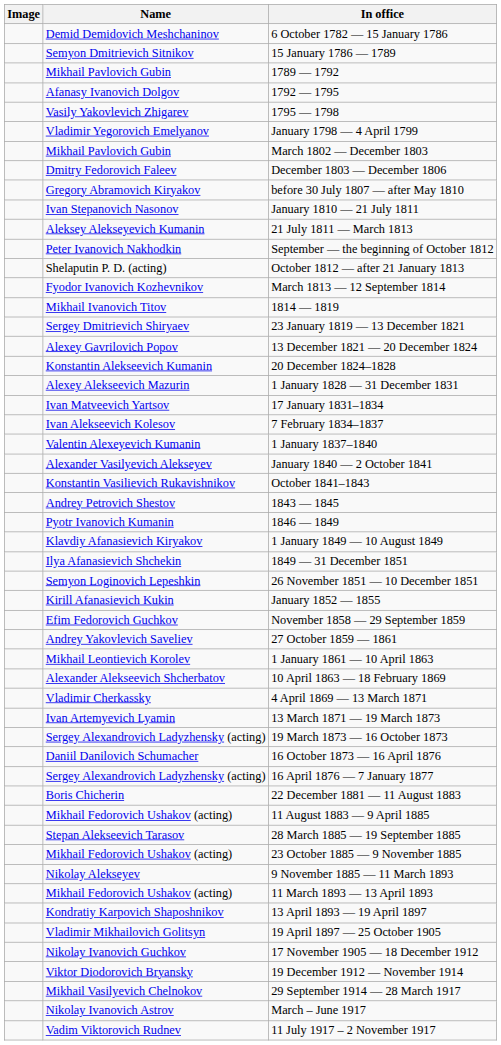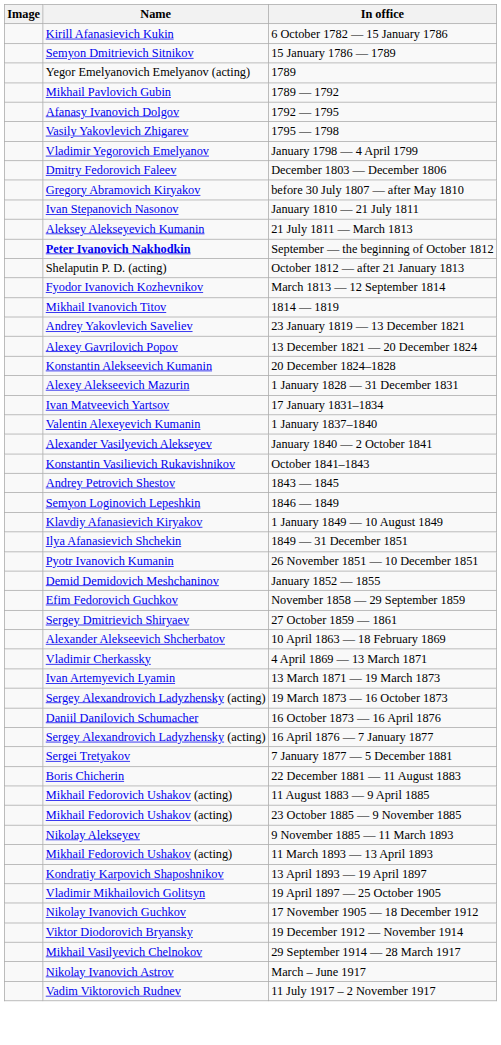(132, 33) Demid Demidovich Meshchaninov -> (110, 33) Kirill Afanasievich Kukin
+ row: (283, 72)
- row: (350, 151)
(113, 248) normal -> (118, 248) bold
(117, 326) Sergey Dmitrievich Shiryaev -> (119, 326) Andrey Yakovlevich Saveliev
- row: (327, 424)
(110, 522) Pyotr Ivanovich Kumanin -> (123, 502) Semyon Loginovich Lepeshkin
(123, 580) Semyon Loginovich Lepeshkin -> (110, 561) Pyotr Ivanovich Kumanin
(110, 600) Kirill Afanasievich Kukin -> (132, 580) Demid Demidovich Meshchaninov
(119, 639) Andrey Yakovlevich Saveliev -> (117, 619) Sergey Dmitrievich Shiryaev
- row: (352, 659)
+ row: (362, 756)
- row: (366, 834)
